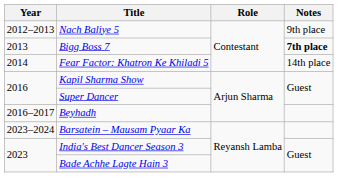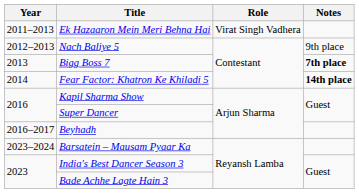+ row: (135, 29)
(309, 63) normal -> (329, 79) bold
